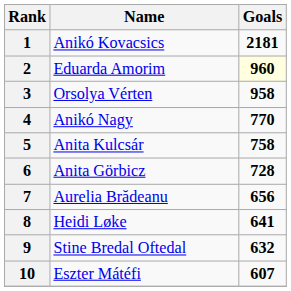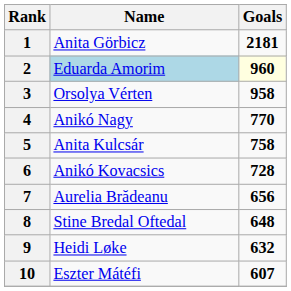(109, 42) Anikó Kovacsics -> (99, 42) Anita Görbicz
(109, 68) no background -> (109, 68) lightblue background
(99, 171) Anita Görbicz -> (109, 171) Anikó Kovacsics
(90, 222) Heidi Løke -> (120, 222) Stine Bredal Oftedal
(262, 222) 641 -> (262, 222) 648
(120, 247) Stine Bredal Oftedal -> (90, 247) Heidi Løke
